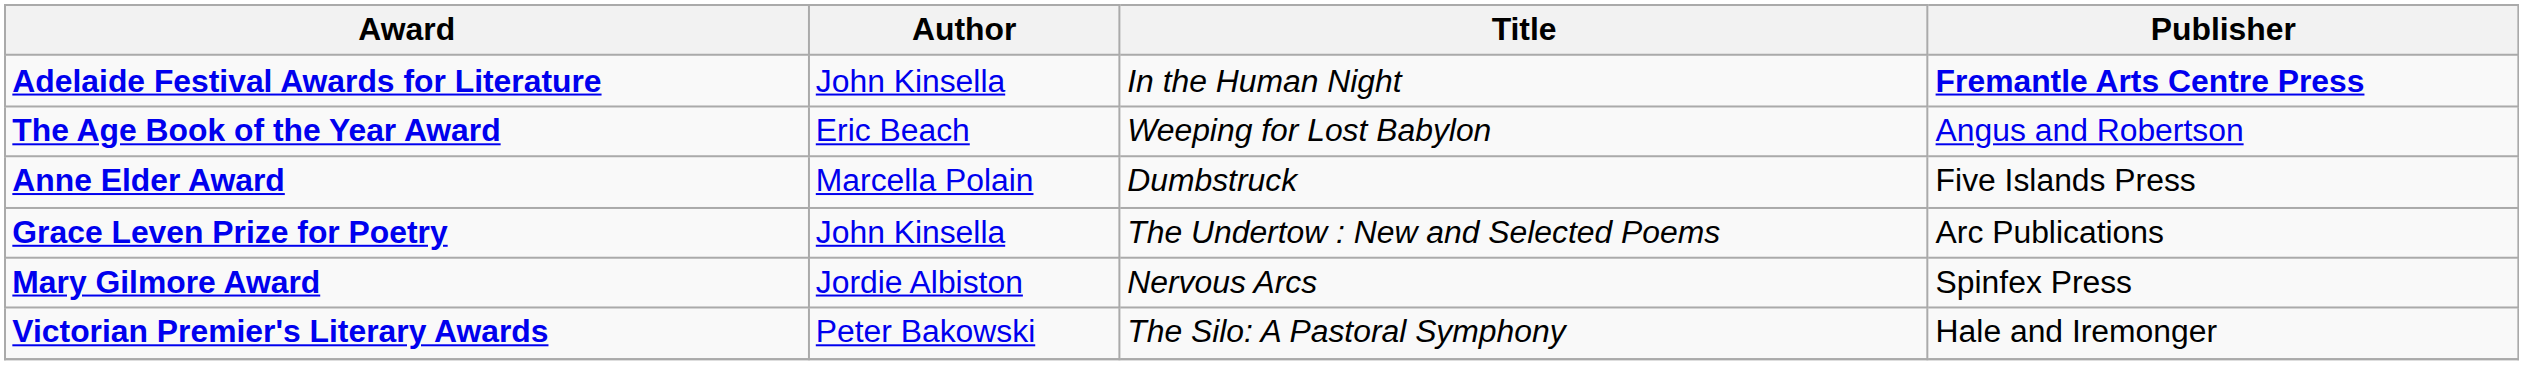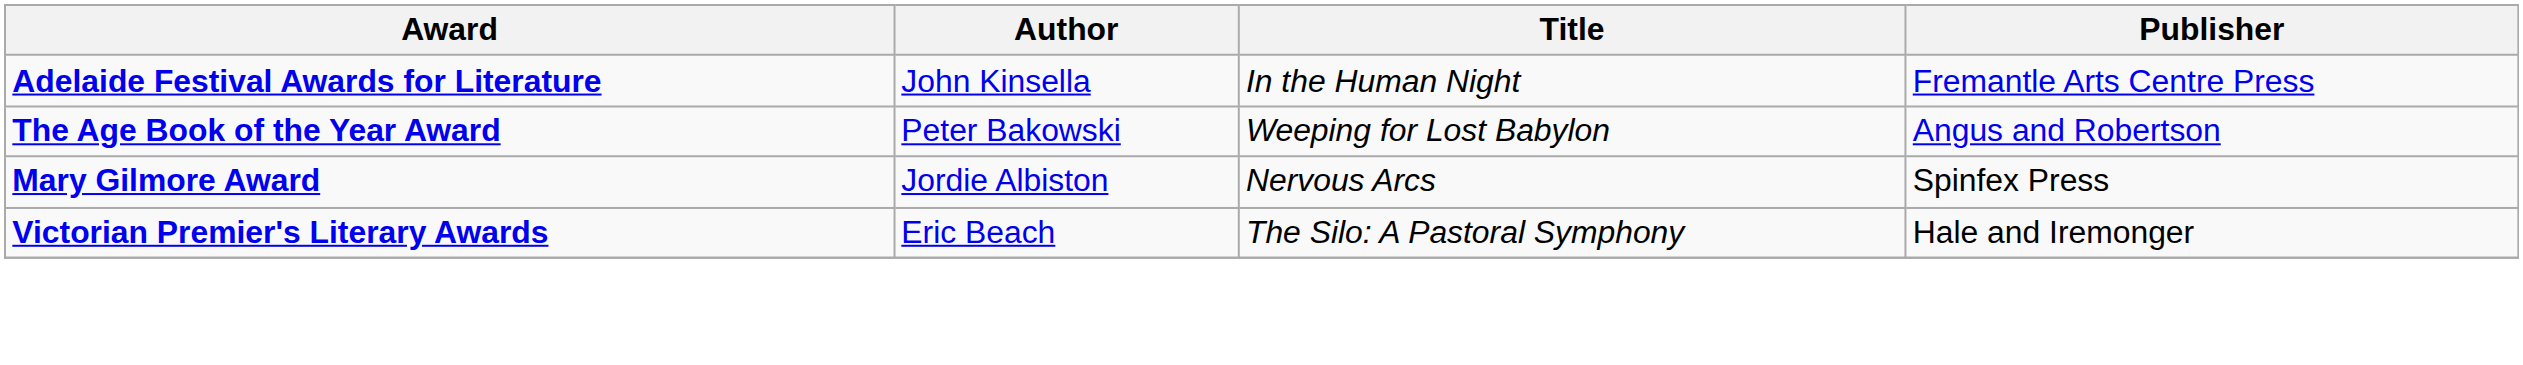(2150, 80) bold -> (2114, 80) normal
(893, 130) Eric Beach -> (1011, 130) Peter Bakowski
- row: (149, 181)
- row: (230, 231)
(926, 332) Peter Bakowski -> (978, 231) Eric Beach
